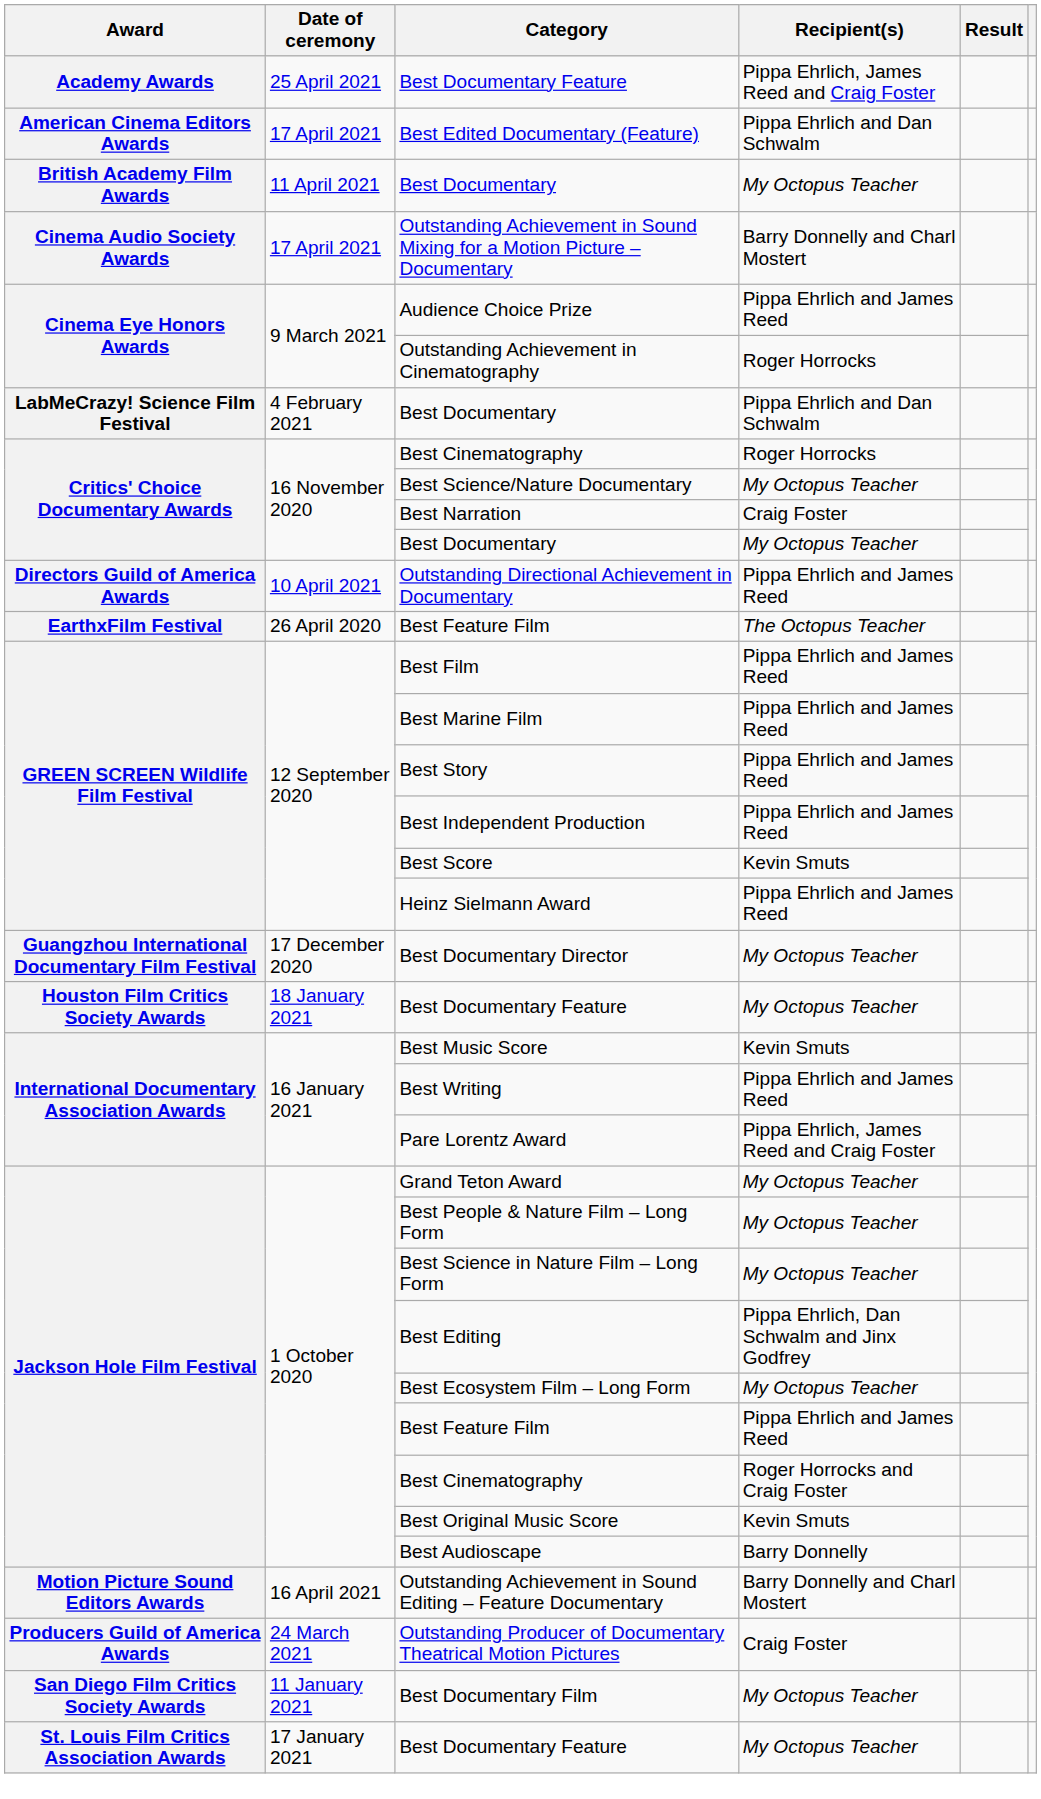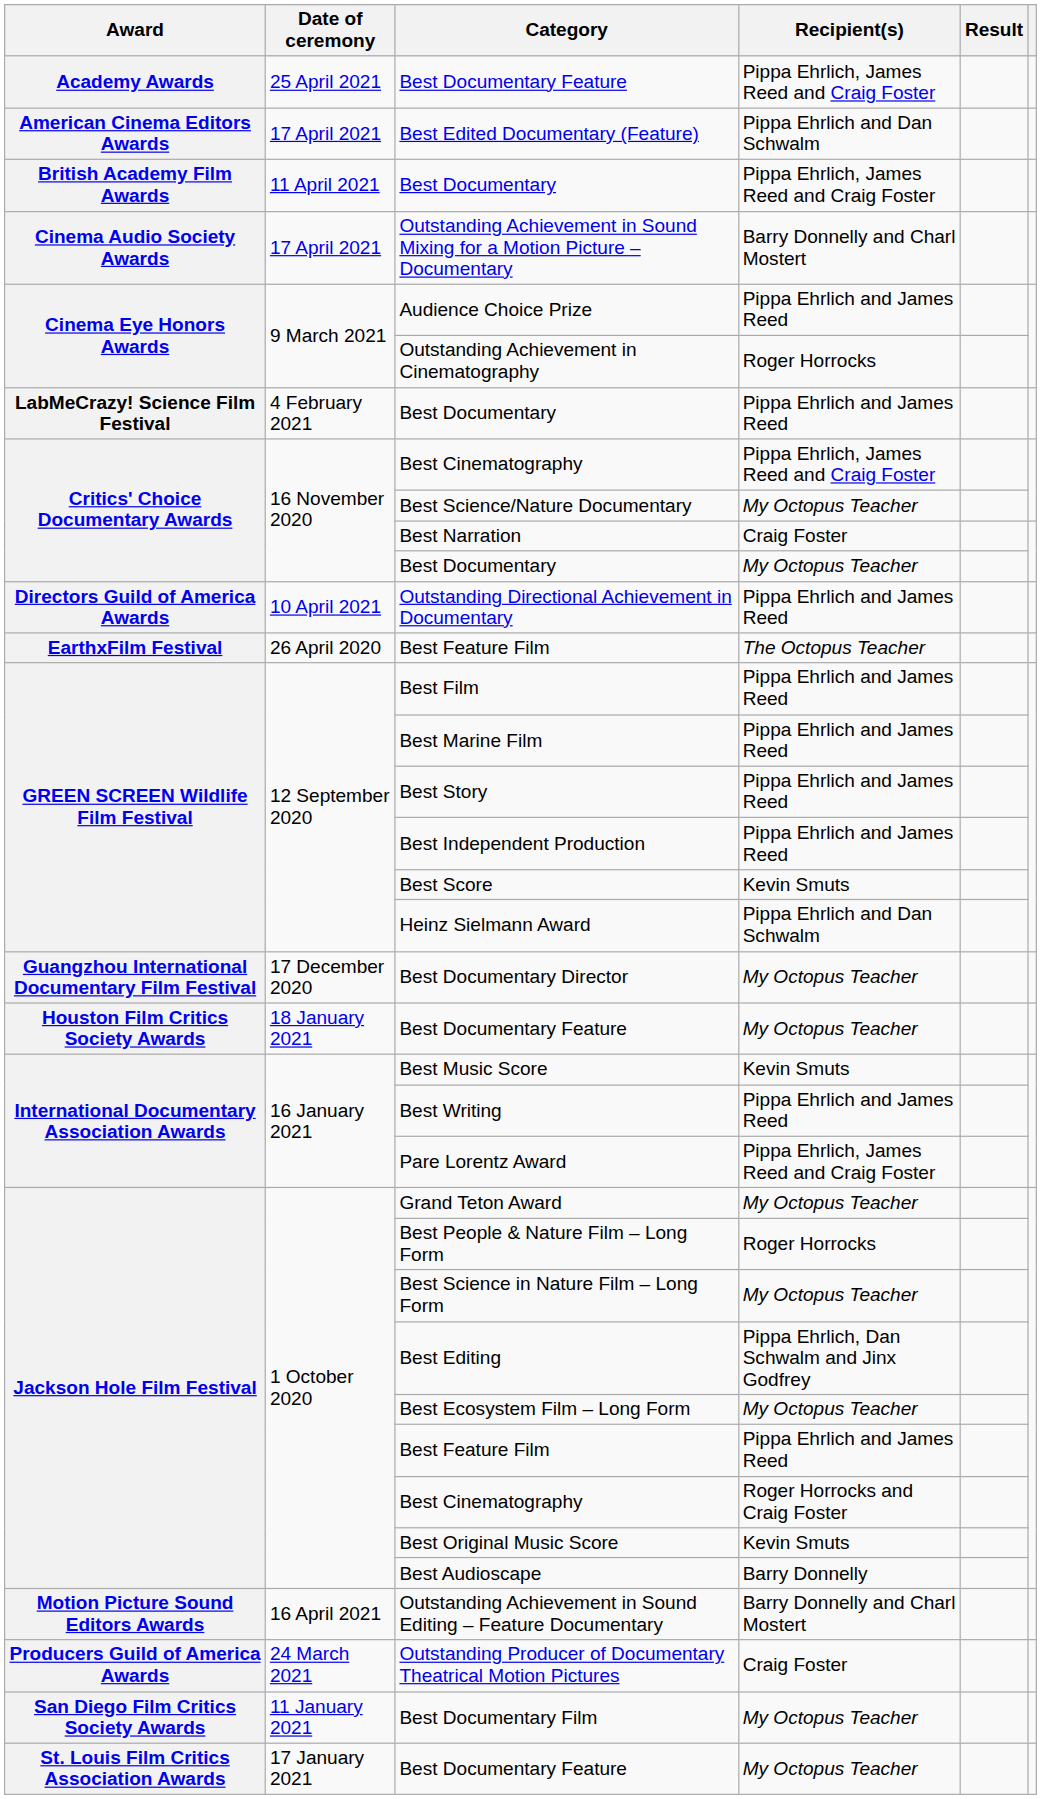(830, 185) My Octopus Teacher -> (839, 185) Pippa Ehrlich, James Reed and Craig Foster
(837, 413) Pippa Ehrlich and Dan Schwalm -> (848, 413) Pippa Ehrlich and James Reed
(809, 453) Roger Horrocks -> (839, 464) Pippa Ehrlich, James Reed and Craig Foster
(848, 903) Pippa Ehrlich and James Reed -> (837, 925) Pippa Ehrlich and Dan Schwalm
(830, 1222) My Octopus Teacher -> (809, 1243) Roger Horrocks
